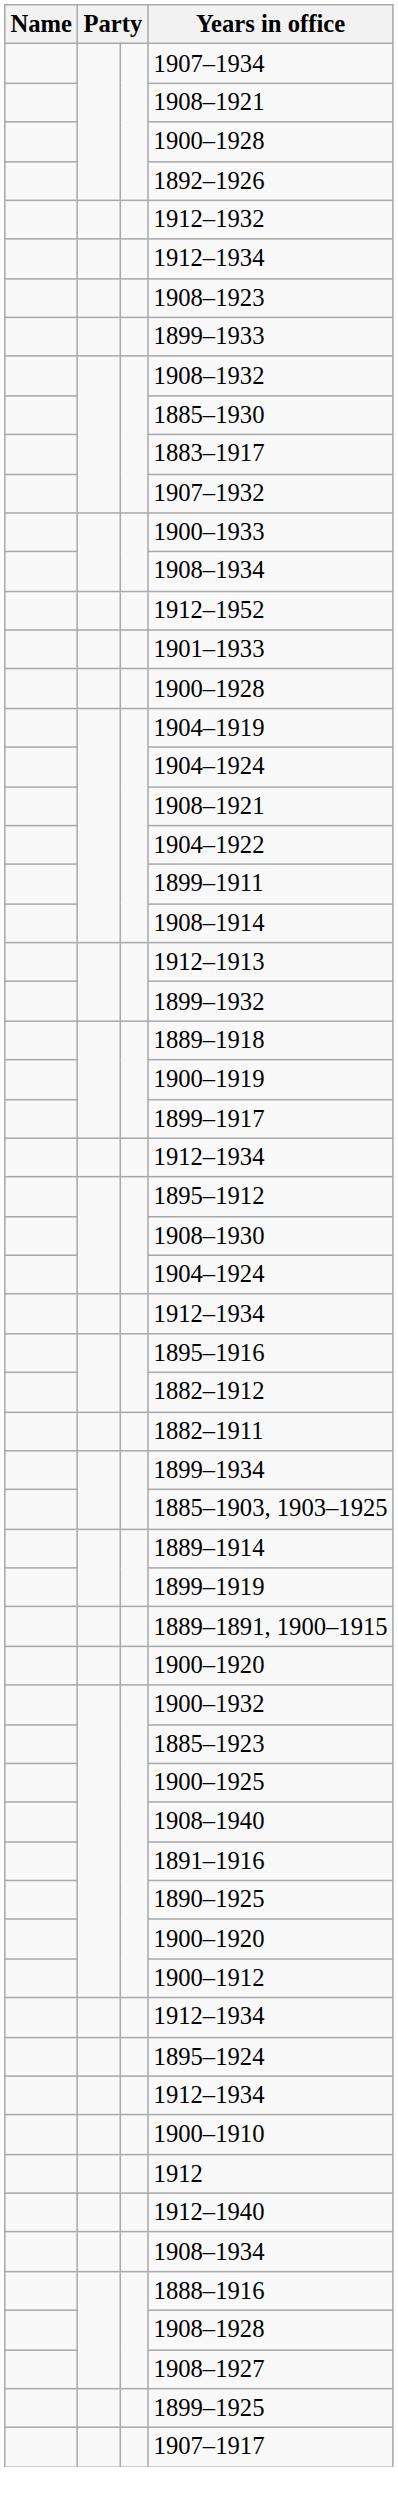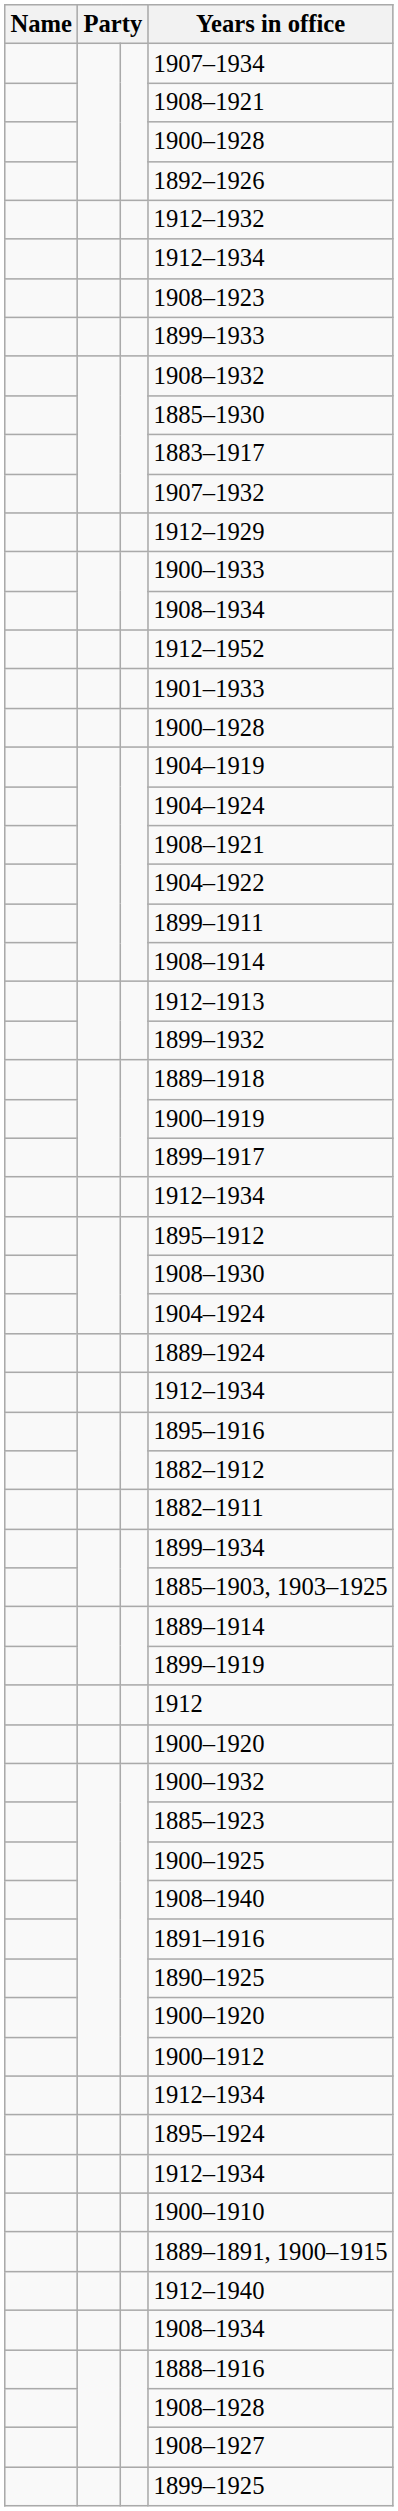+ row: (41, 532)
+ row: (41, 1353)
rows swapped: (41, 2174) <-> (41, 1626)
- row: (41, 2447)
